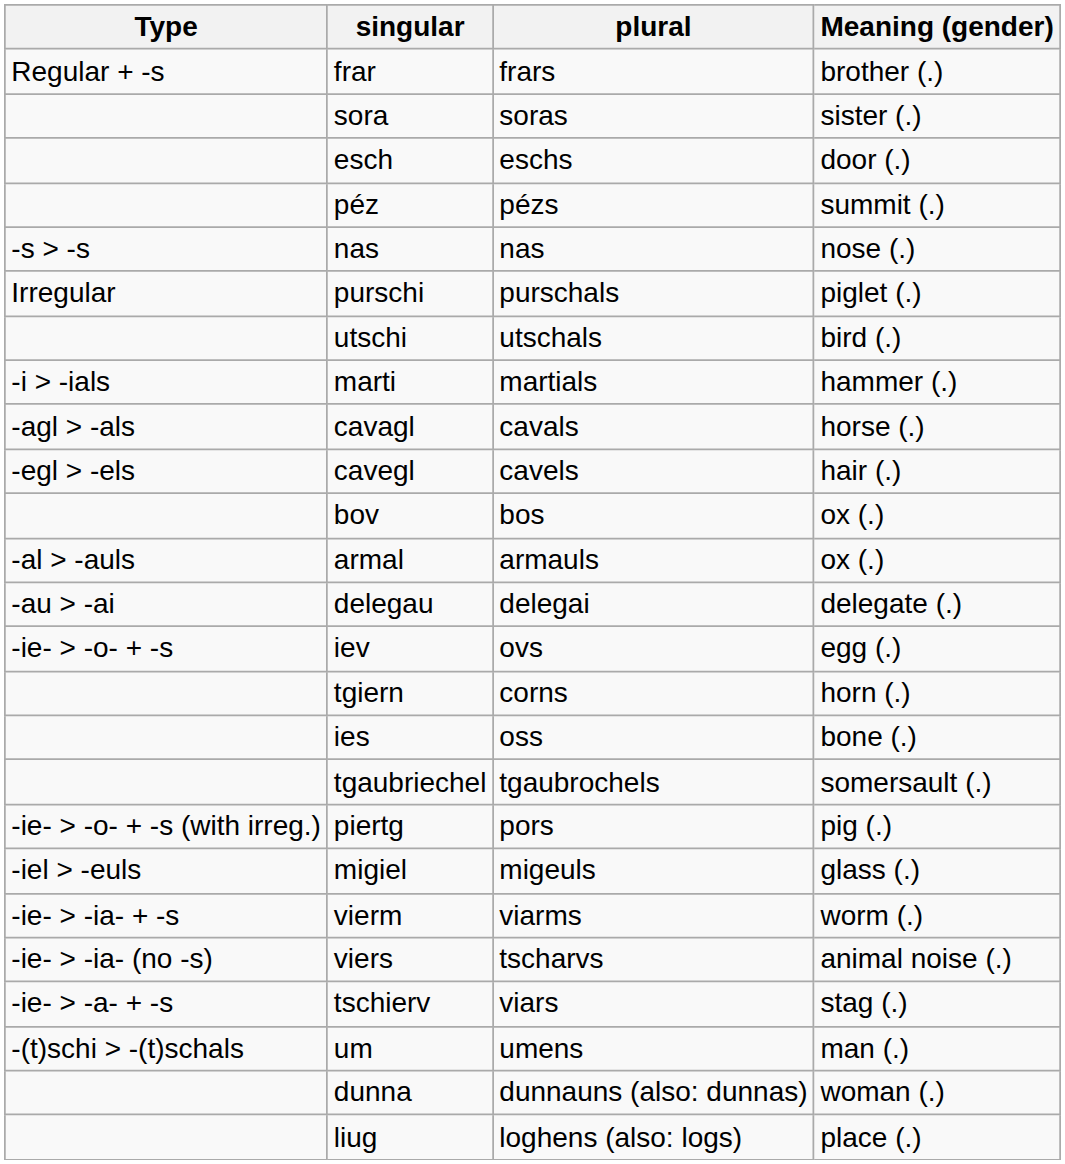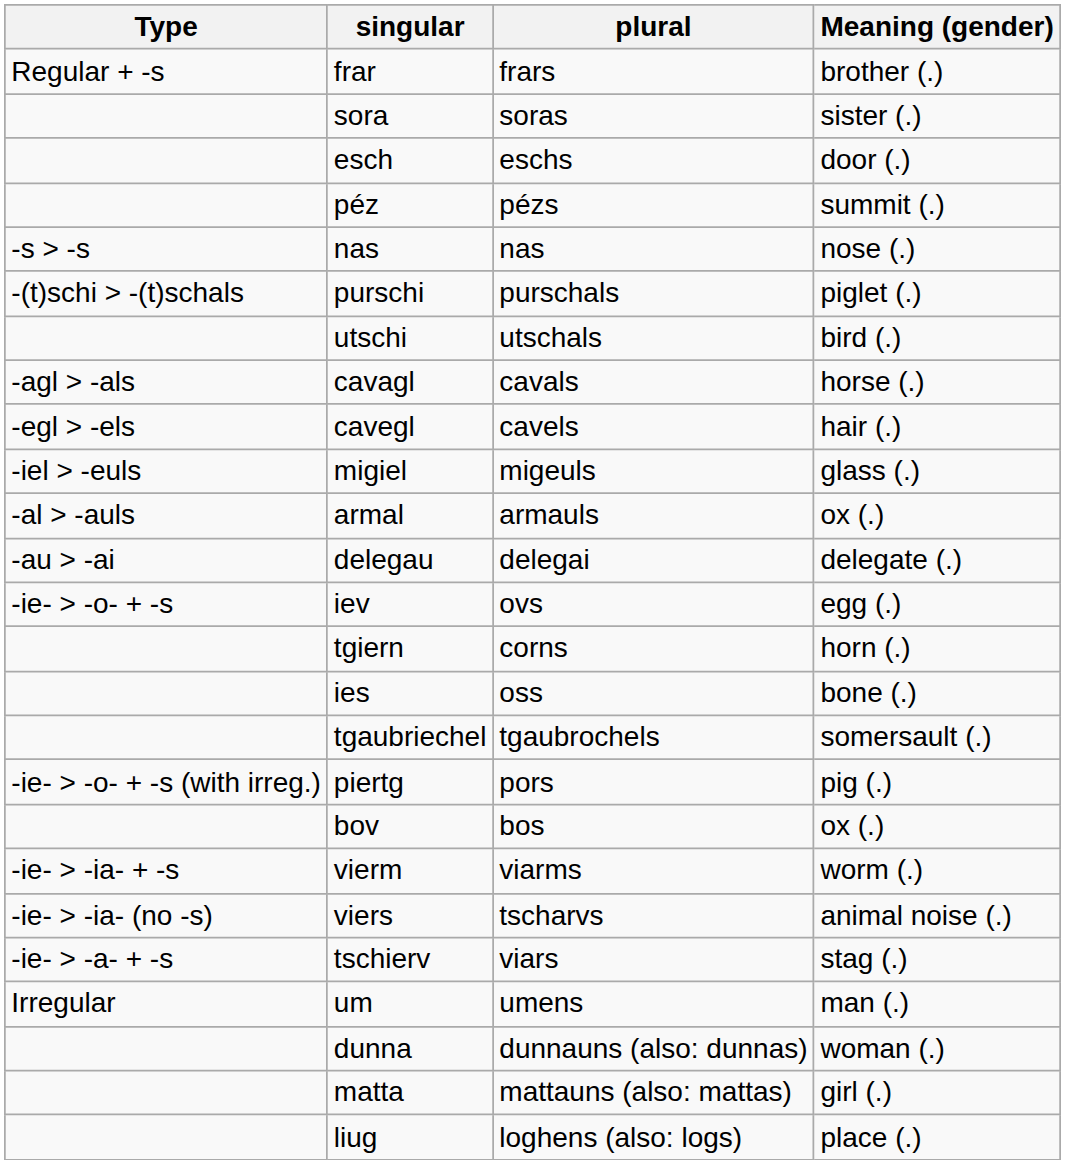(63, 293) Irregular -> (128, 293) -(t)schi > -(t)schals
- row: (365, 381)
rows swapped: (370, 870) <-> (356, 515)
(128, 1048) -(t)schi > -(t)schals -> (63, 1003) Irregular
+ row: (369, 1092)
